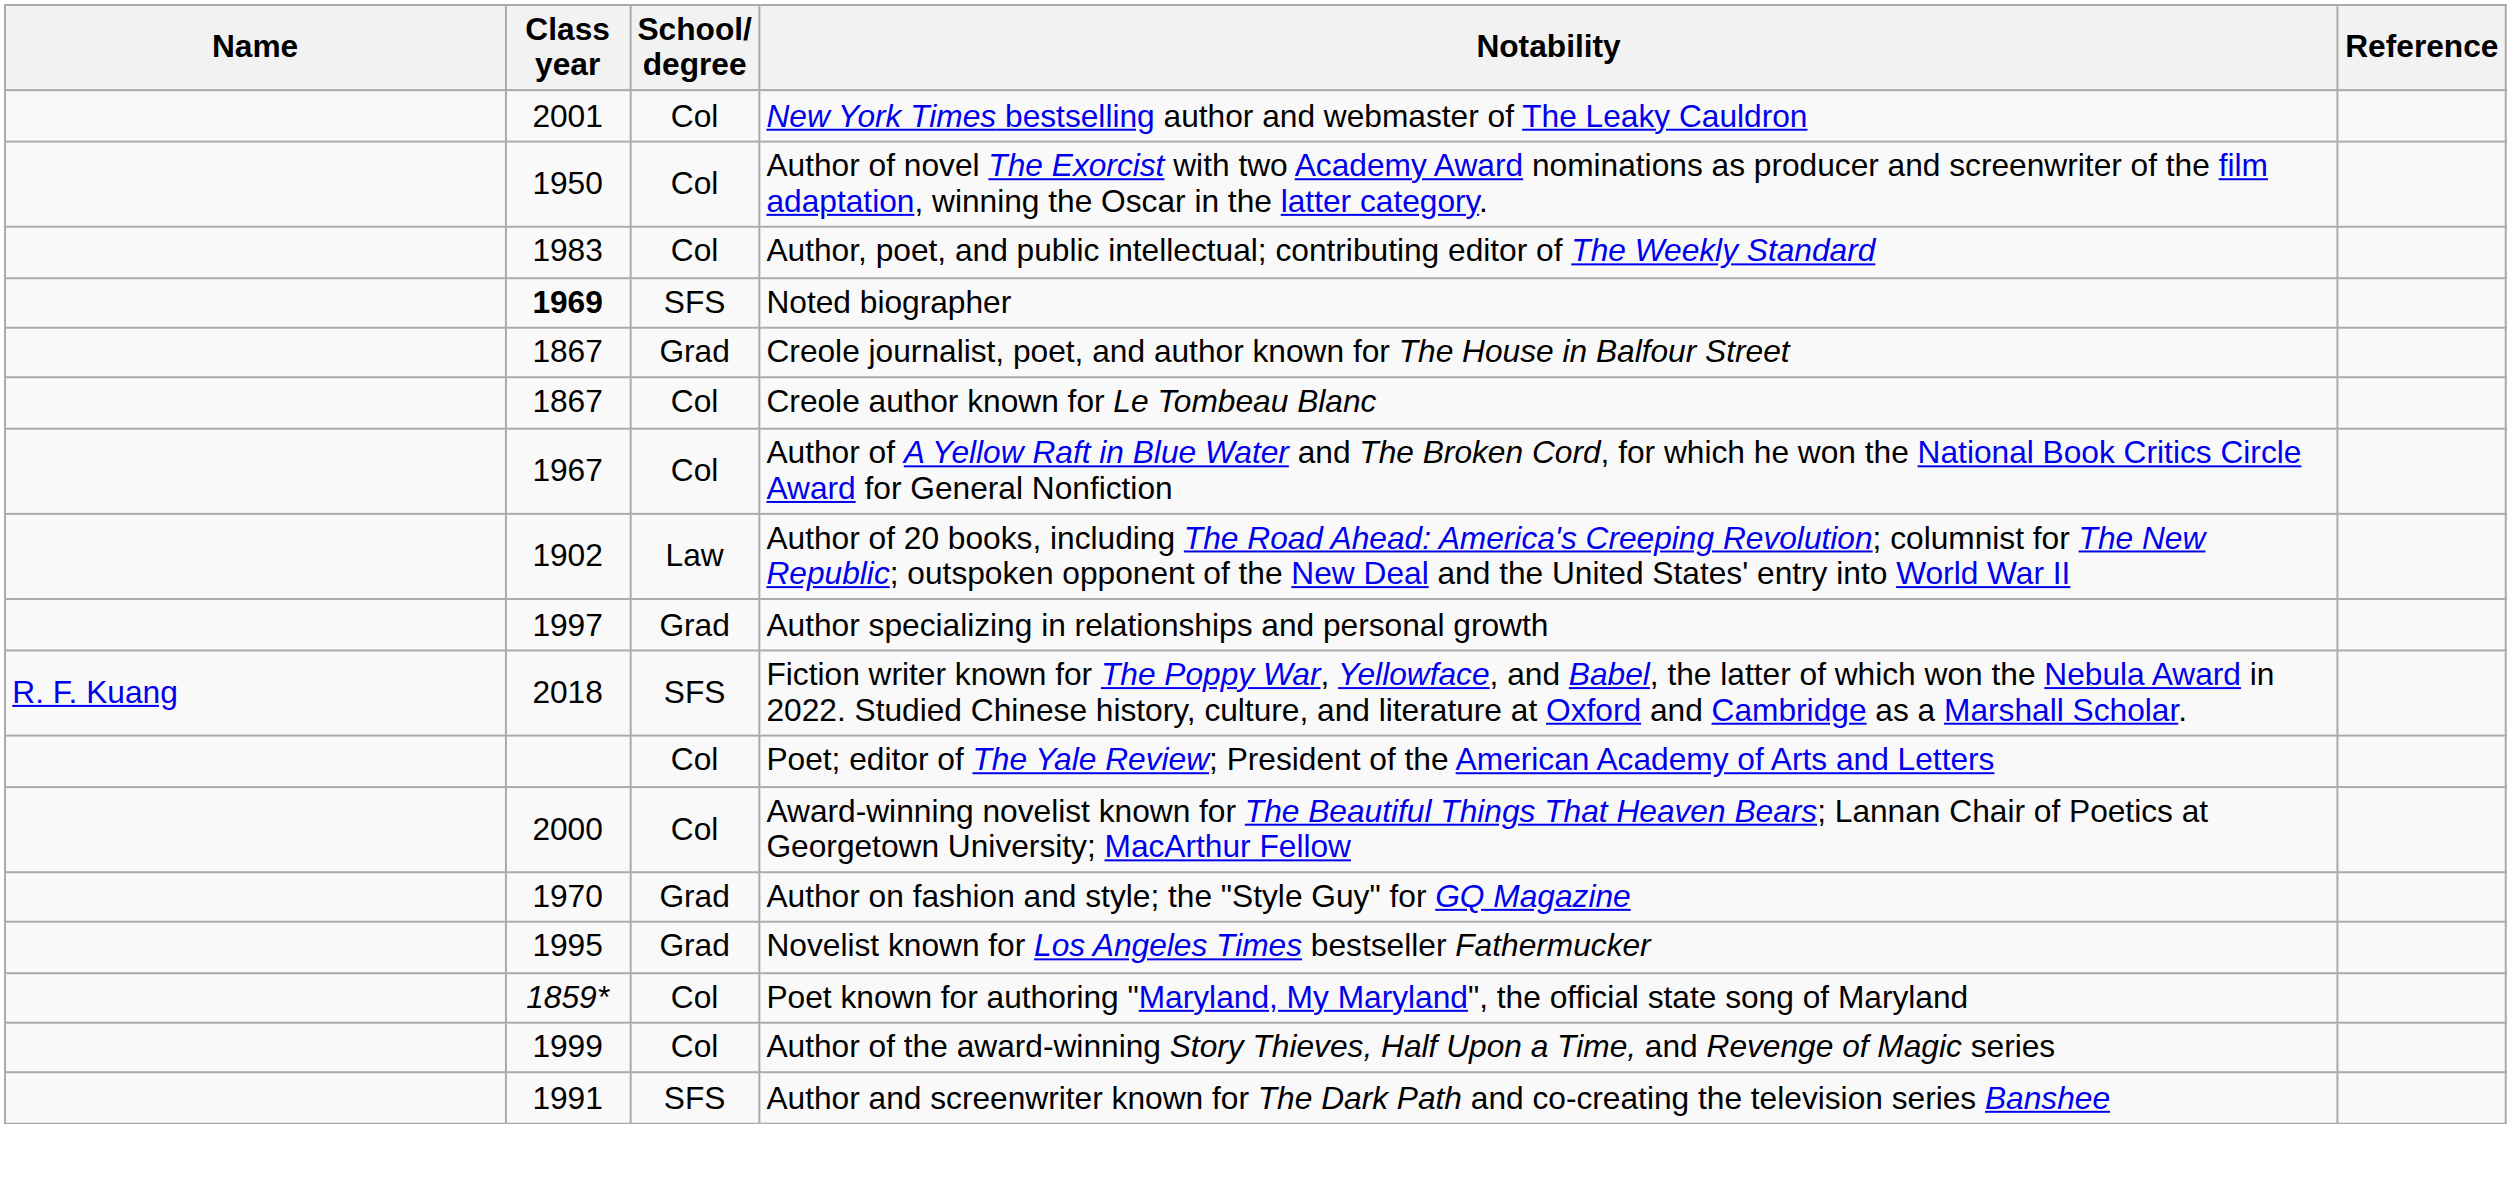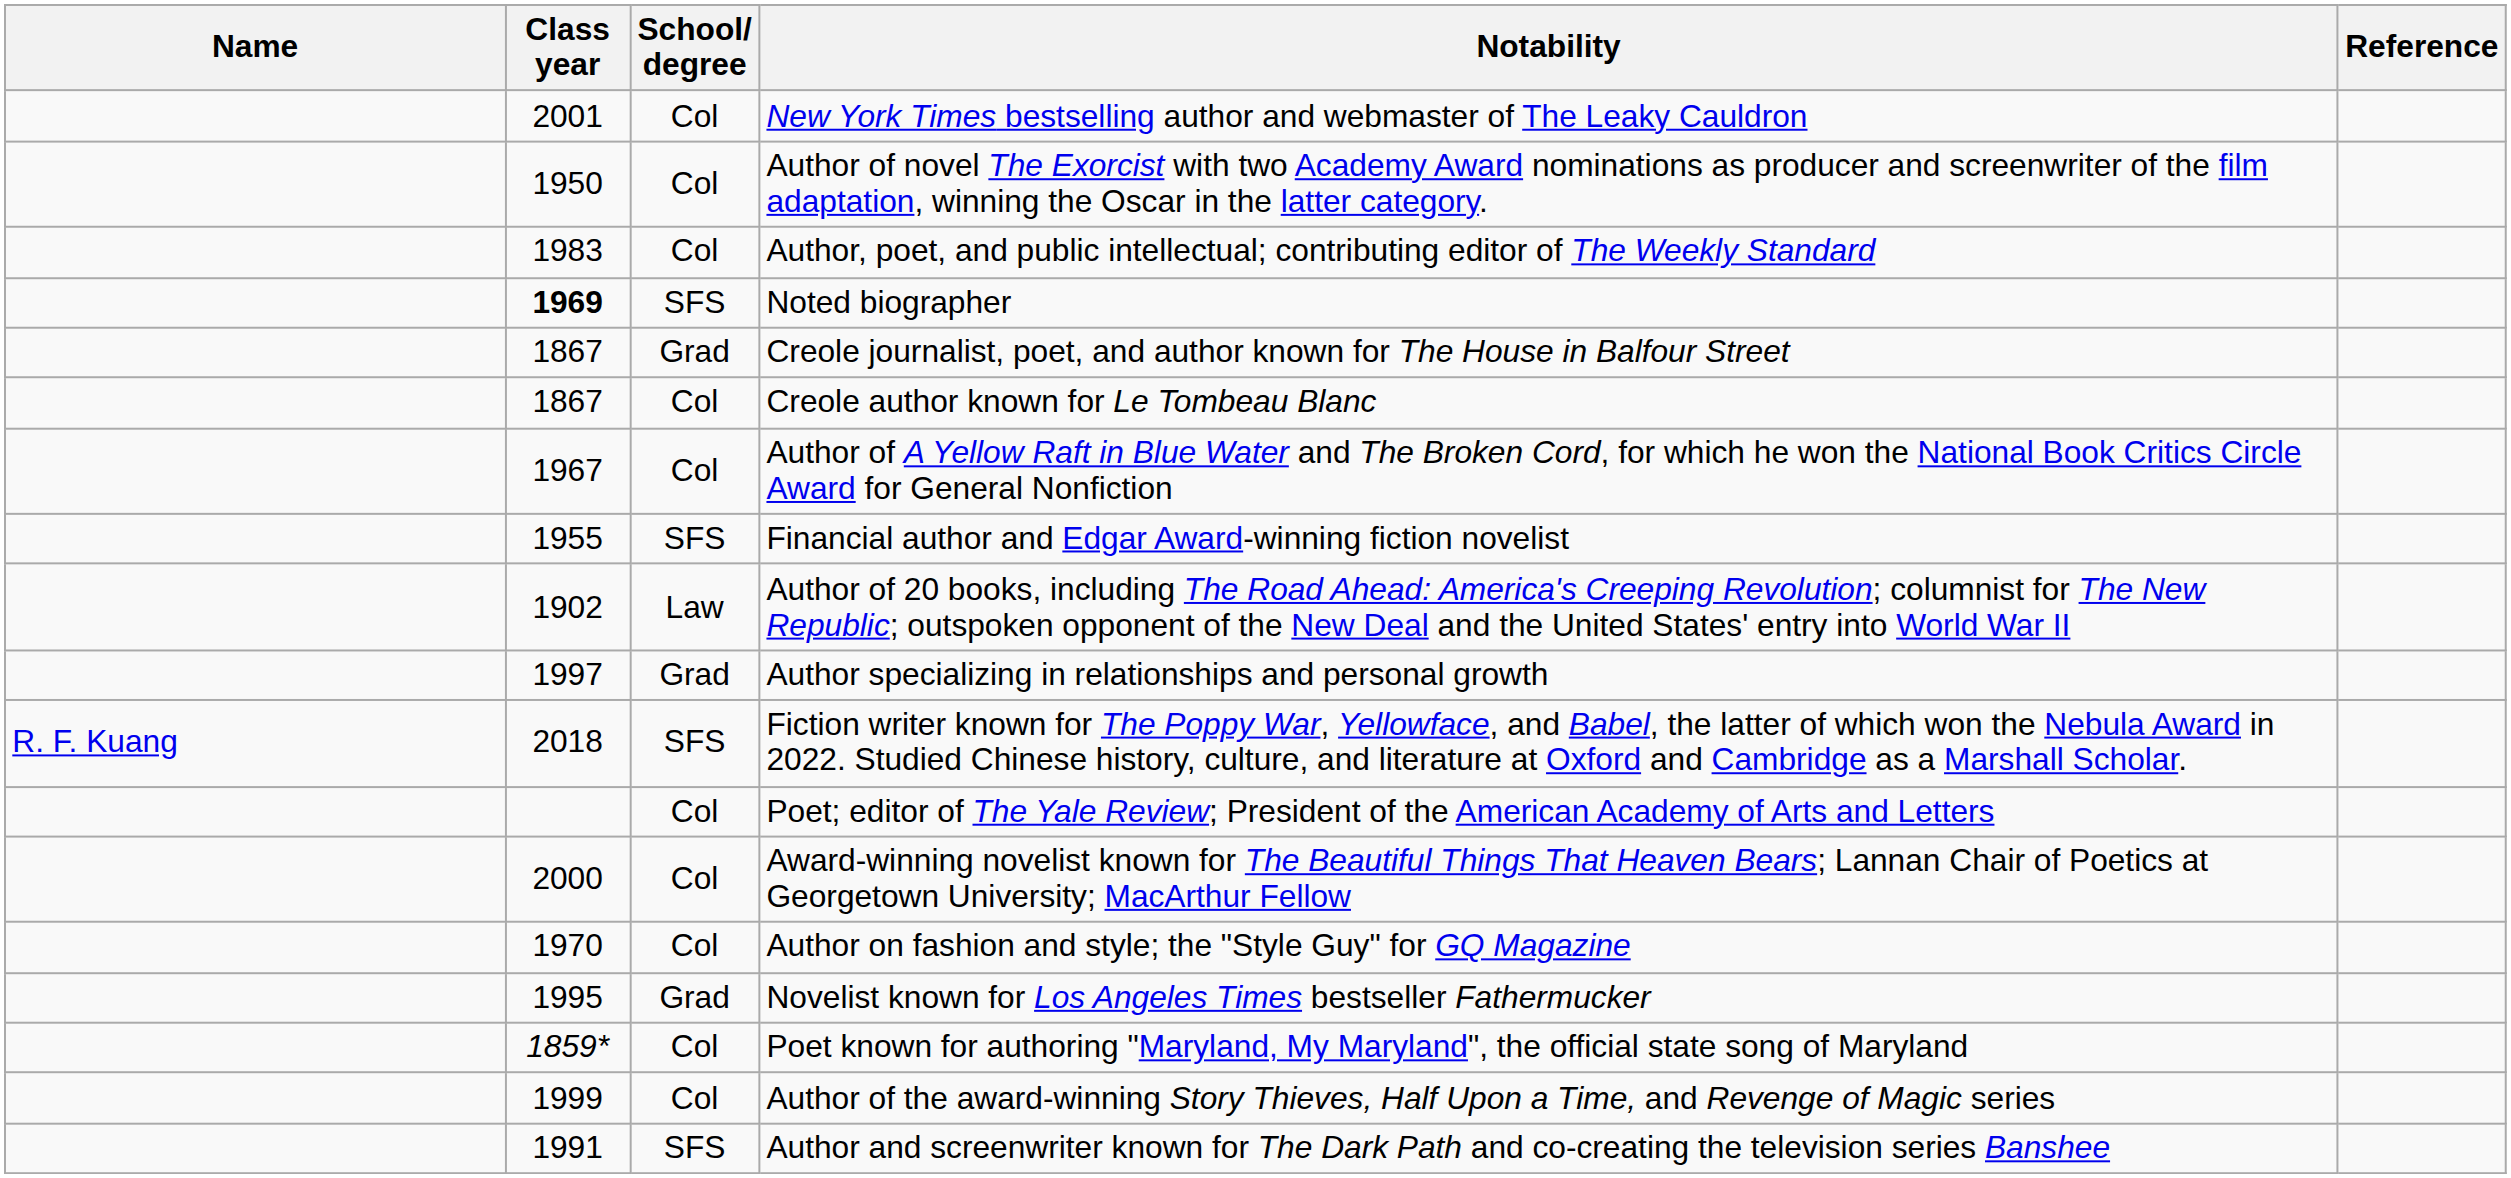+ row: (1168, 538)
(695, 896) Grad -> (695, 946) Col
